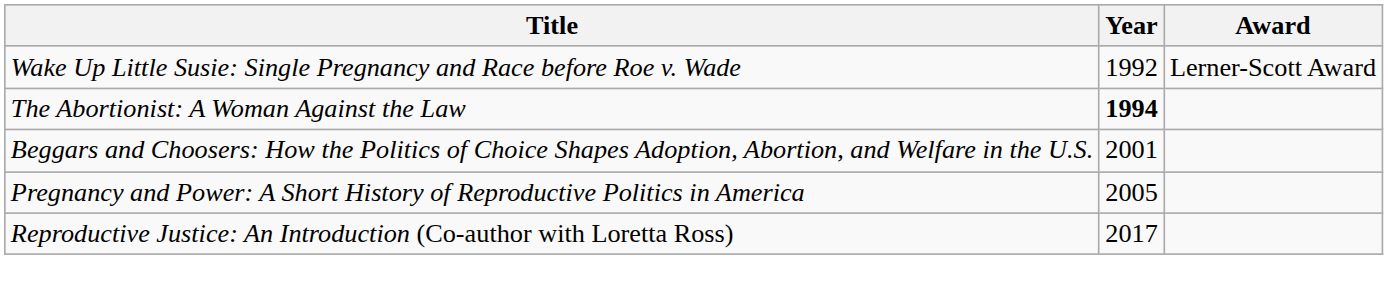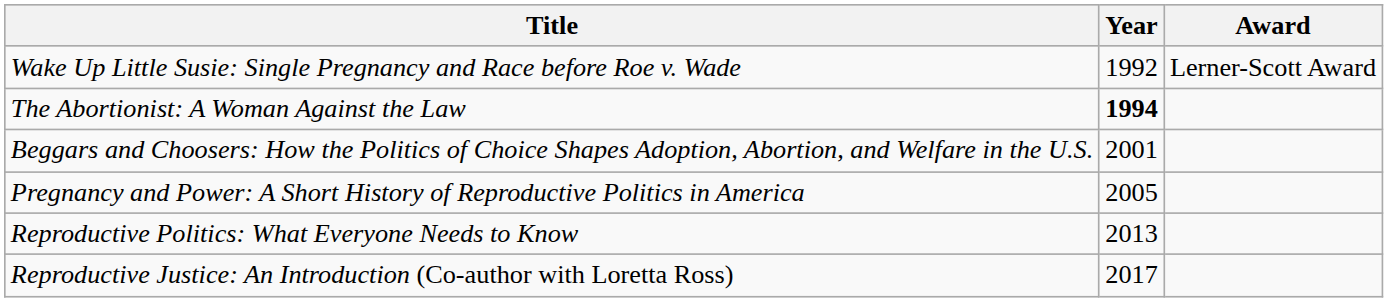+ row: (295, 233)
